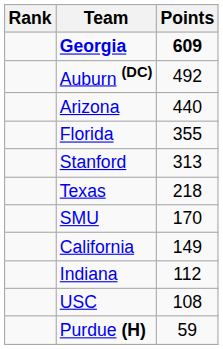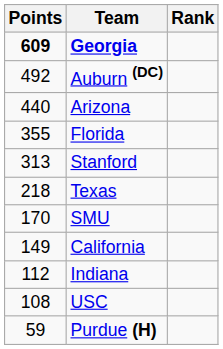columns swapped: (30, 18) <-> (187, 18)
